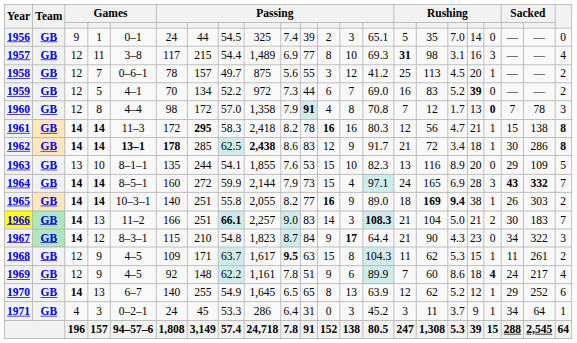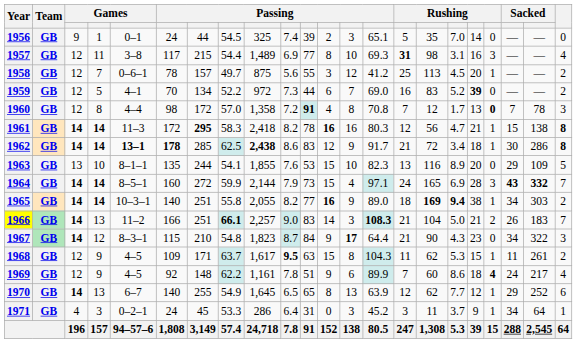(291, 110) 7.9 -> (291, 110) 7.2
(512, 201) 26 -> (512, 201) 34
(512, 219) 30 -> (512, 219) 26
(457, 292) 5.2 -> (457, 292) 7.7
